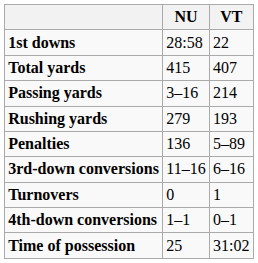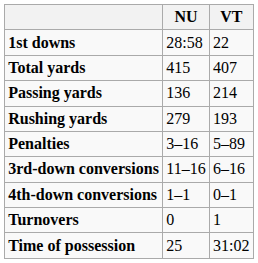(182, 93) 3–16 -> (178, 93) 136
(178, 144) 136 -> (182, 144) 3–16
rows swapped: (83, 220) <-> (43, 194)
